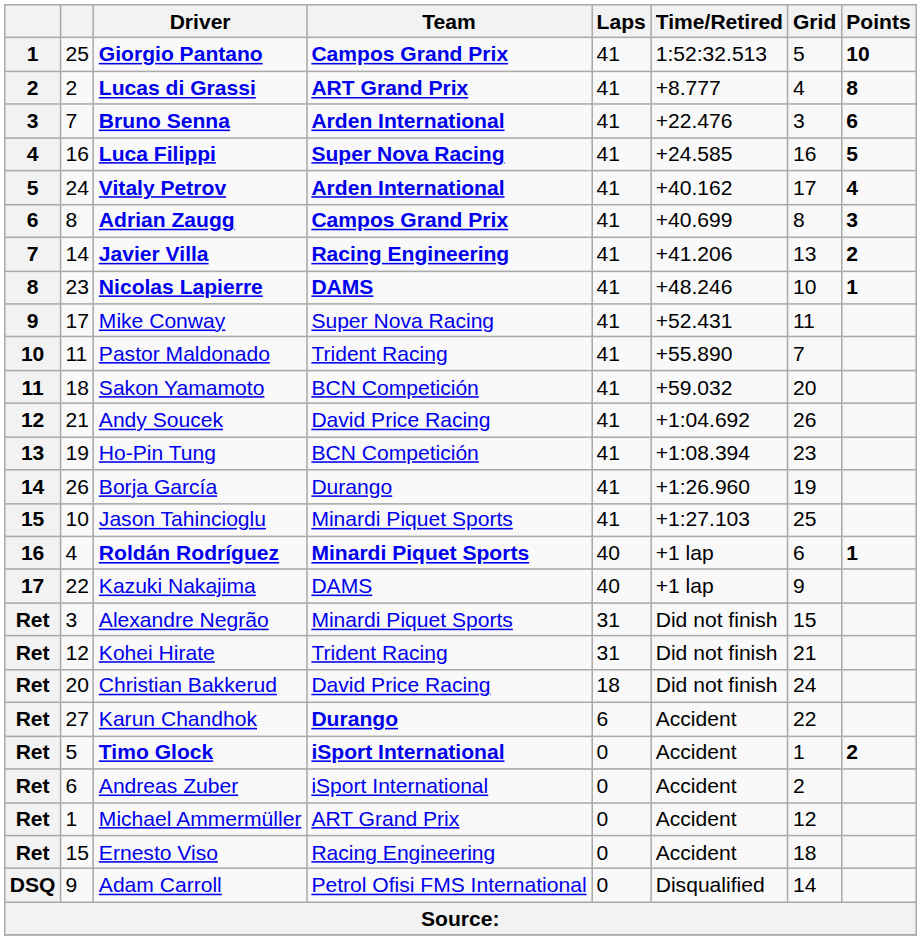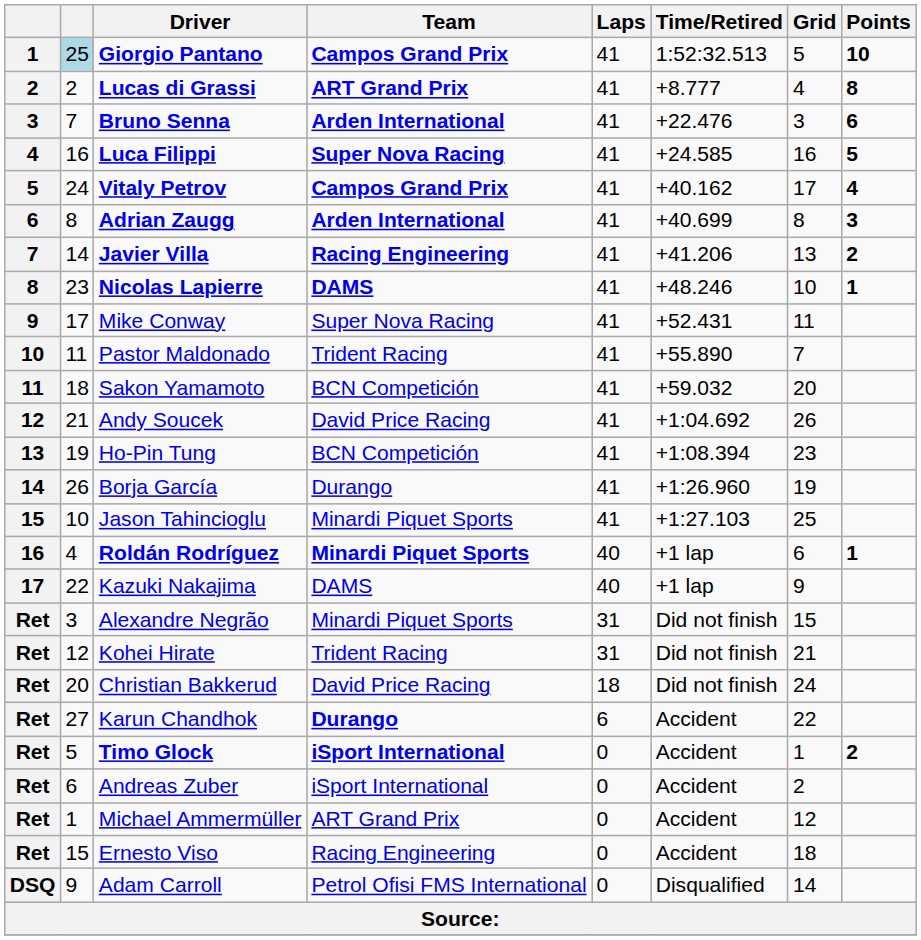(77, 54) no background -> (77, 54) lightblue background
(408, 187) Arden International -> (410, 187) Campos Grand Prix
(410, 220) Campos Grand Prix -> (408, 220) Arden International
